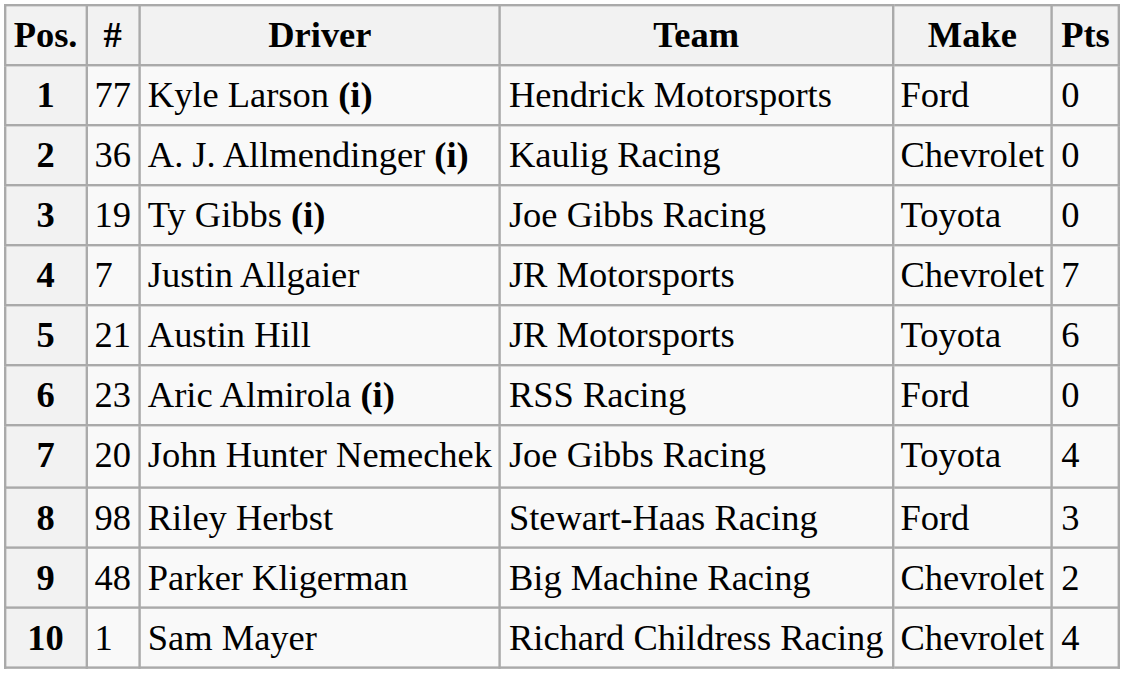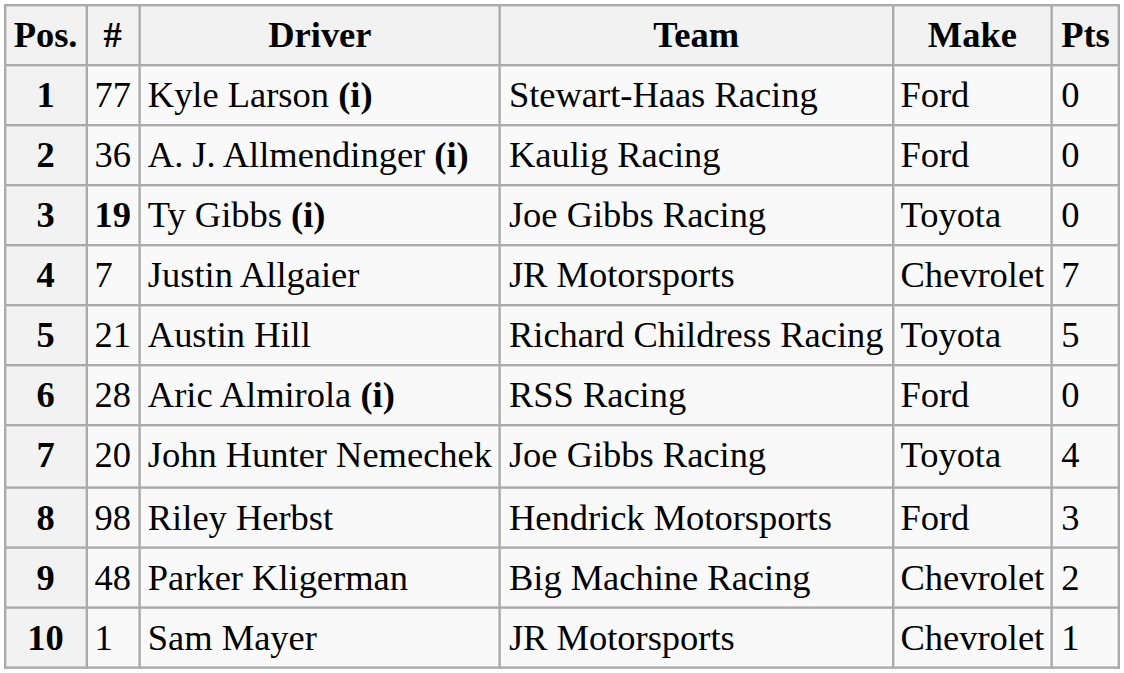(670, 94) Hendrick Motorsports -> (663, 94) Stewart-Haas Racing
(972, 155) Chevrolet -> (935, 155) Ford
(113, 215) normal -> (113, 215) bold
(622, 335) JR Motorsports -> (696, 335) Richard Childress Racing
(1070, 335) 6 -> (1070, 335) 5
(113, 395) 23 -> (113, 395) 28
(663, 515) Stewart-Haas Racing -> (670, 515) Hendrick Motorsports
(696, 636) Richard Childress Racing -> (622, 636) JR Motorsports
(1070, 636) 4 -> (1070, 636) 1
